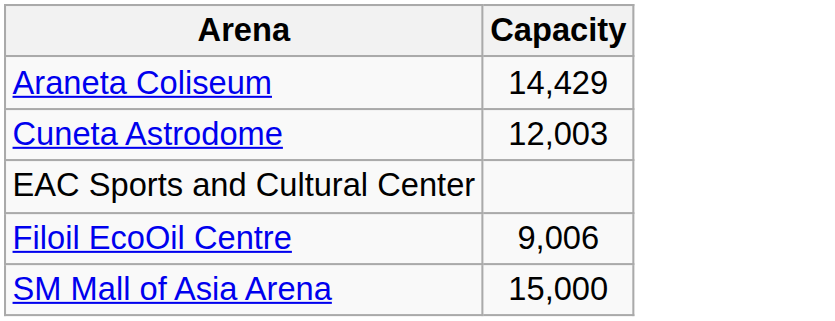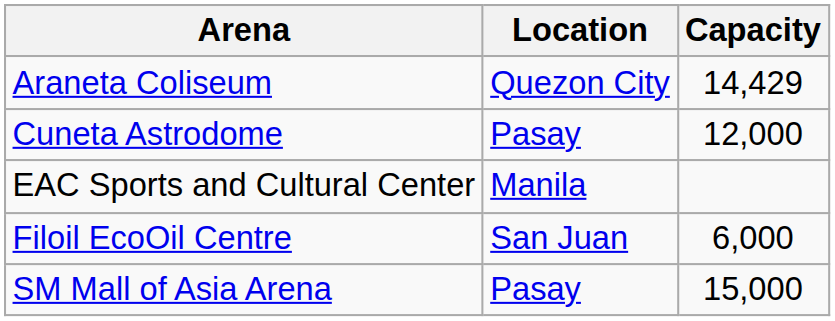+ column: (580, 30)
(558, 133) 12,003 -> (753, 133) 12,000
(558, 237) 9,006 -> (753, 237) 6,000
